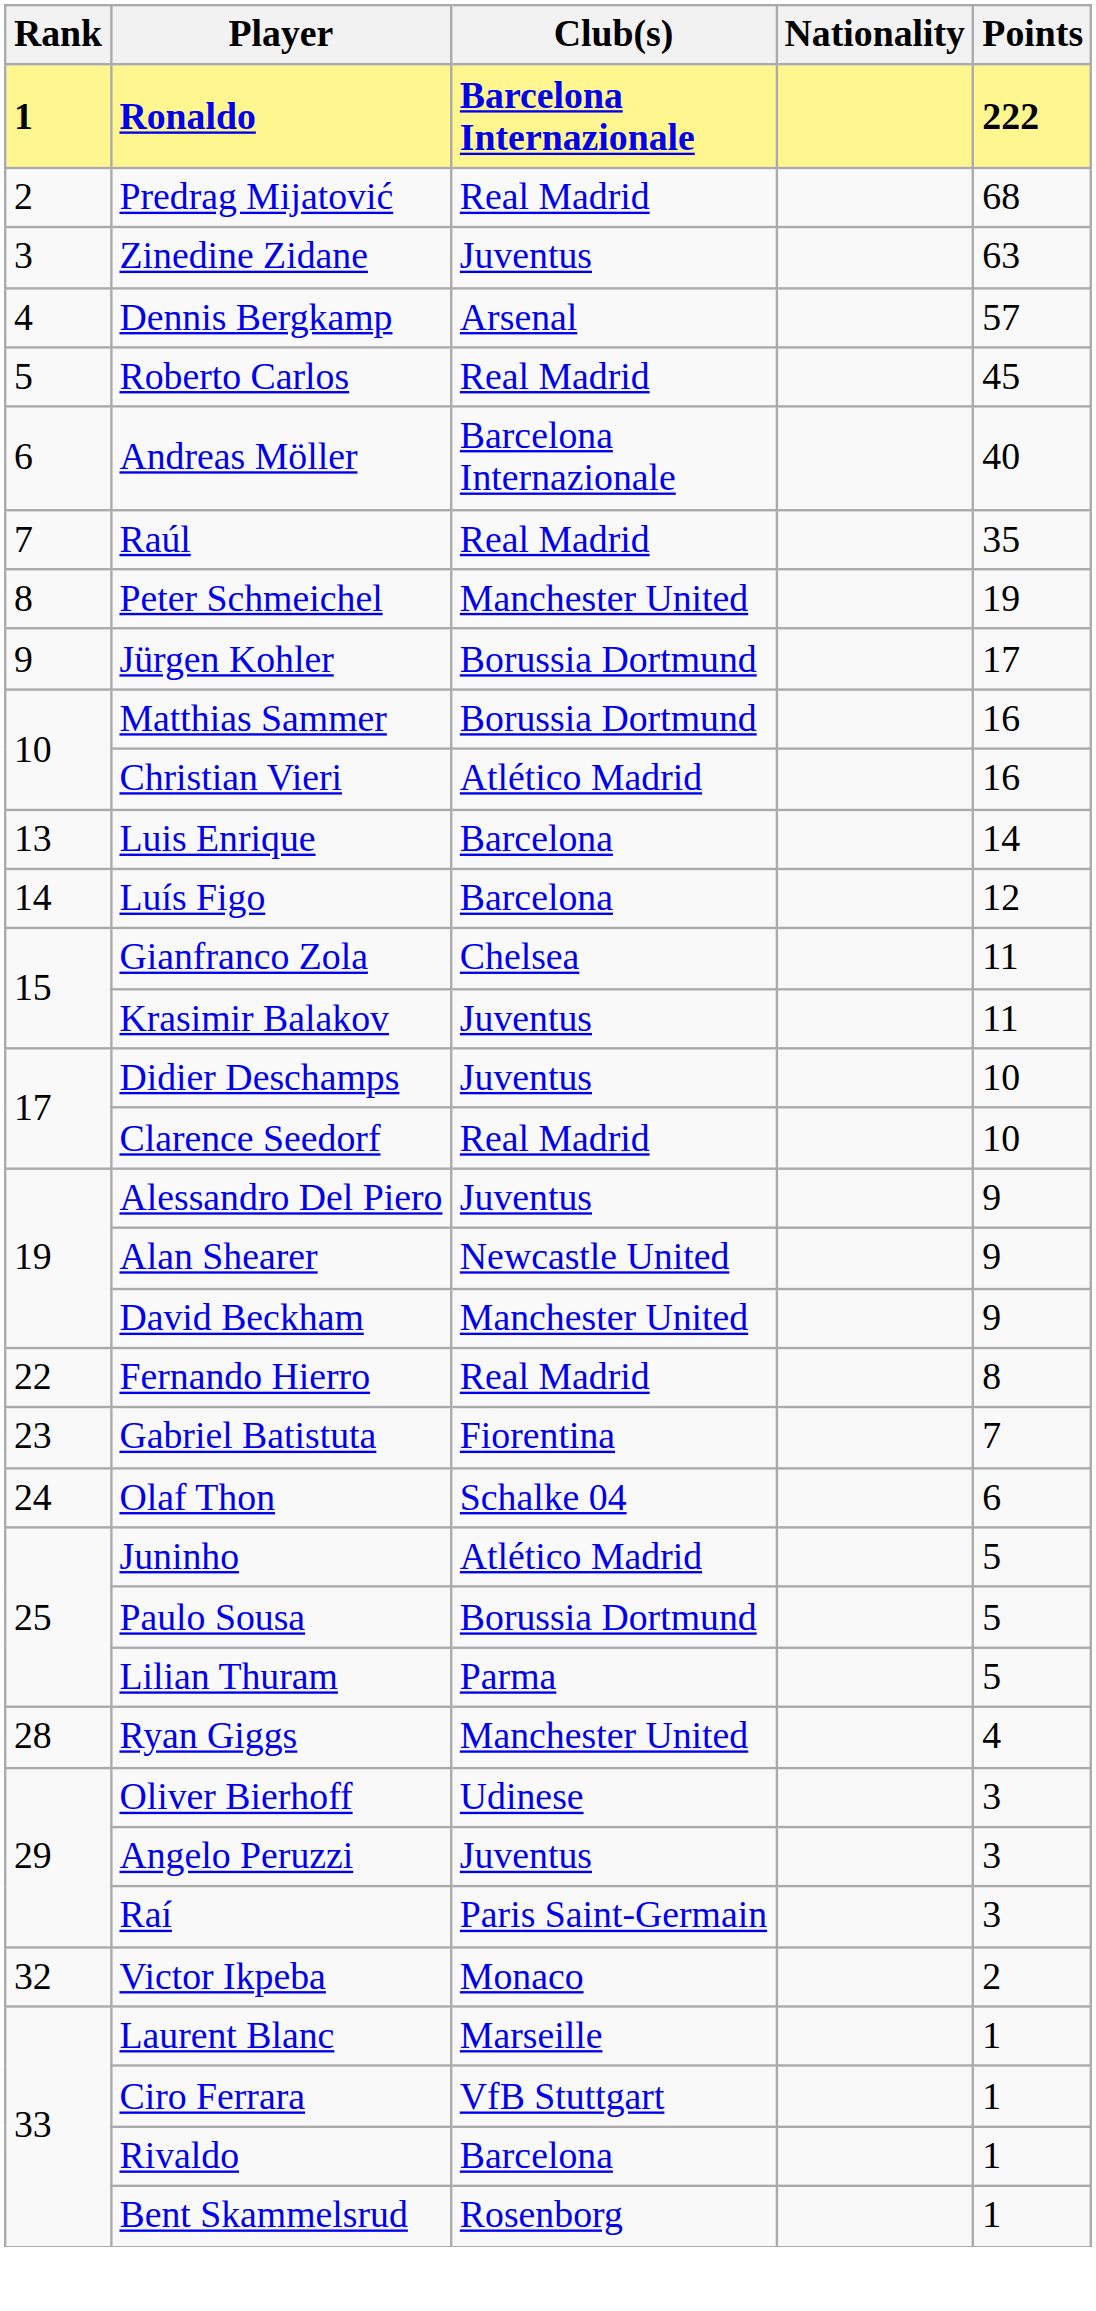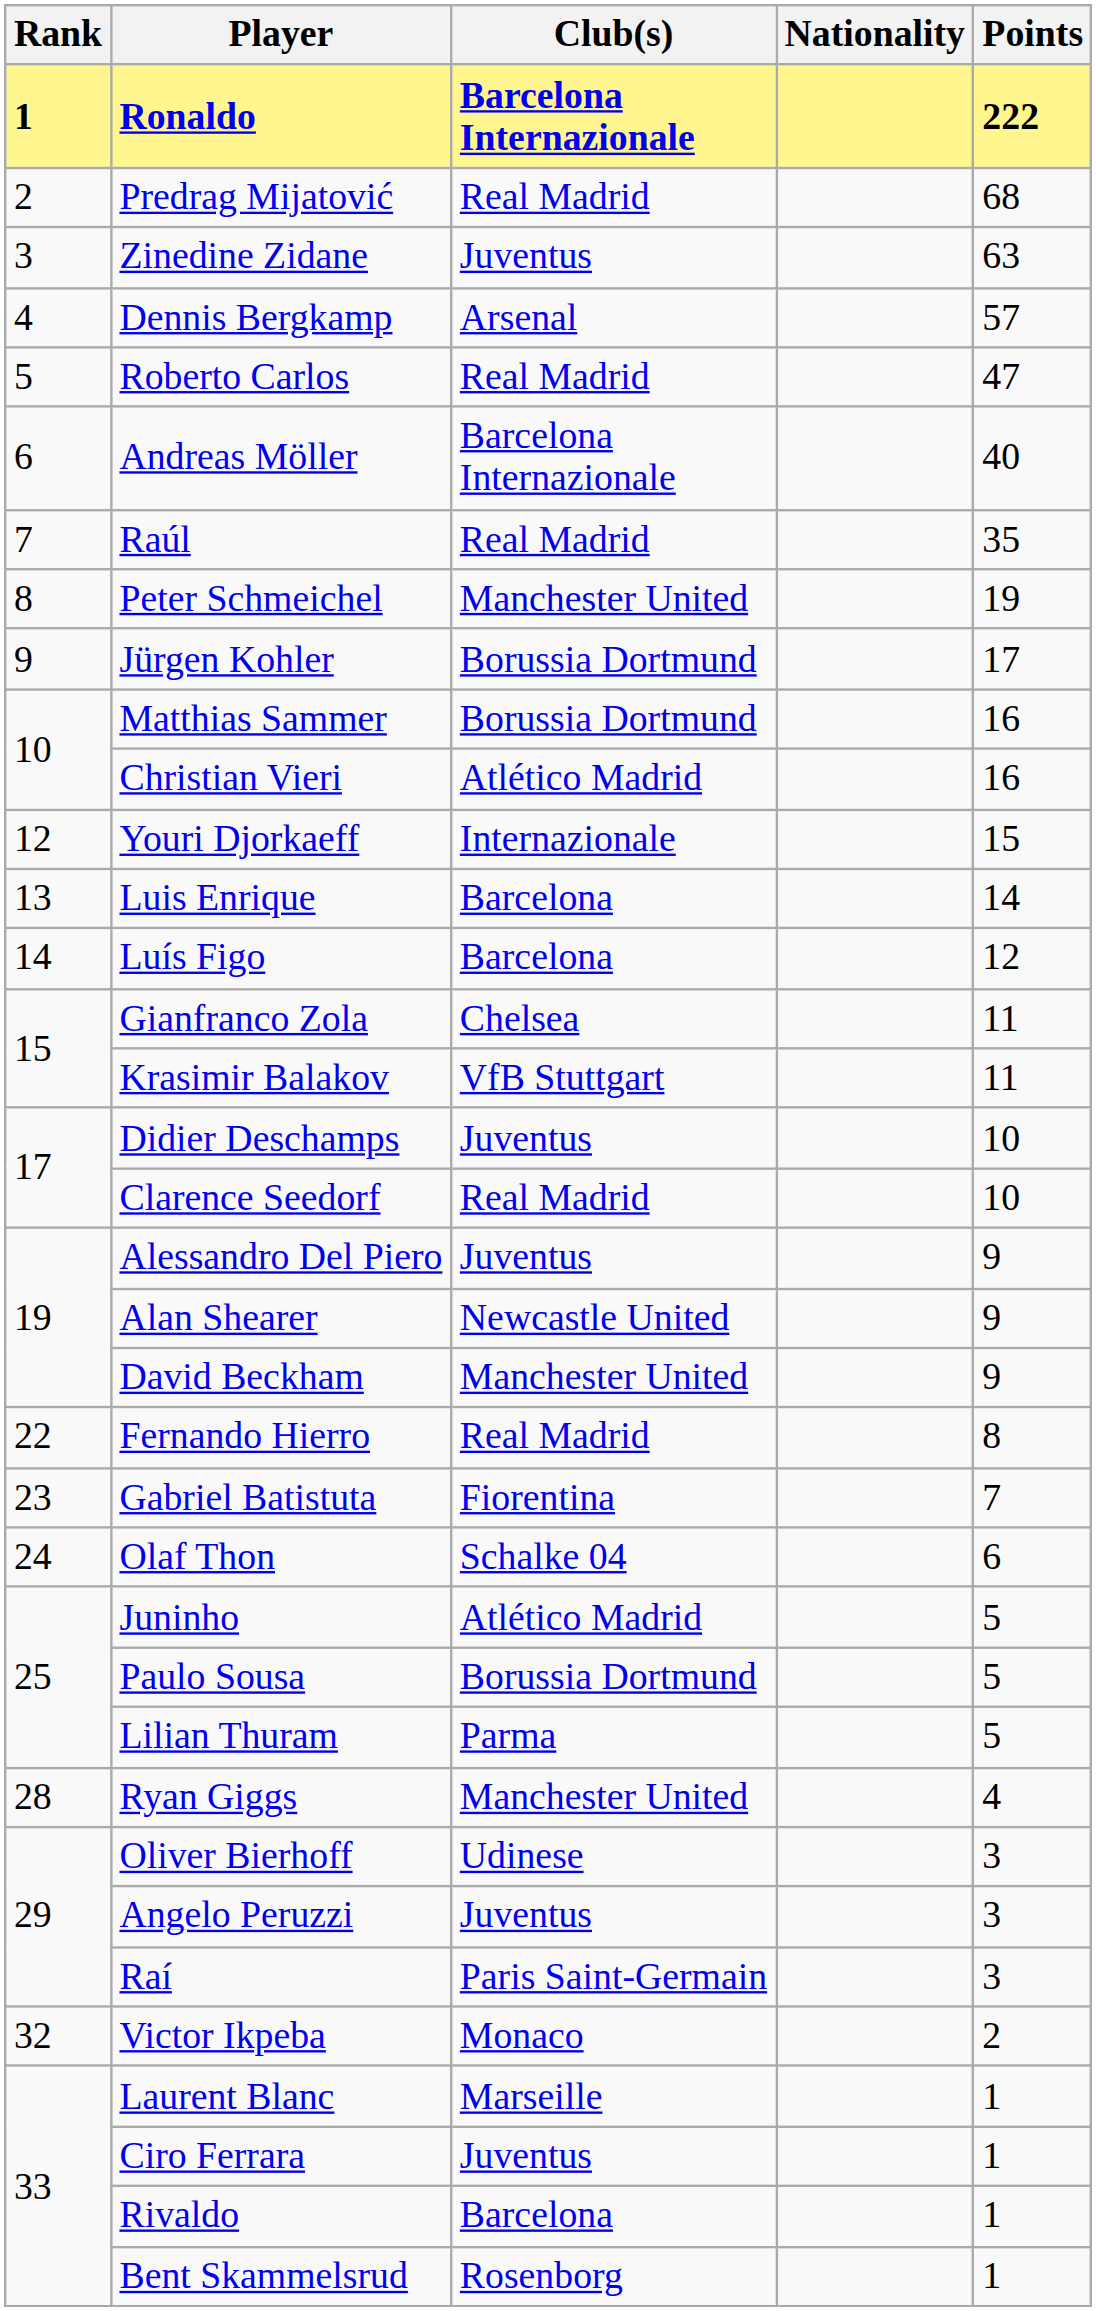(1001, 376) 45 -> (1001, 376) 47
+ row: (239, 838)
(526, 1017) Juventus -> (562, 1077) VfB Stuttgart
(562, 2095) VfB Stuttgart -> (526, 2155) Juventus
